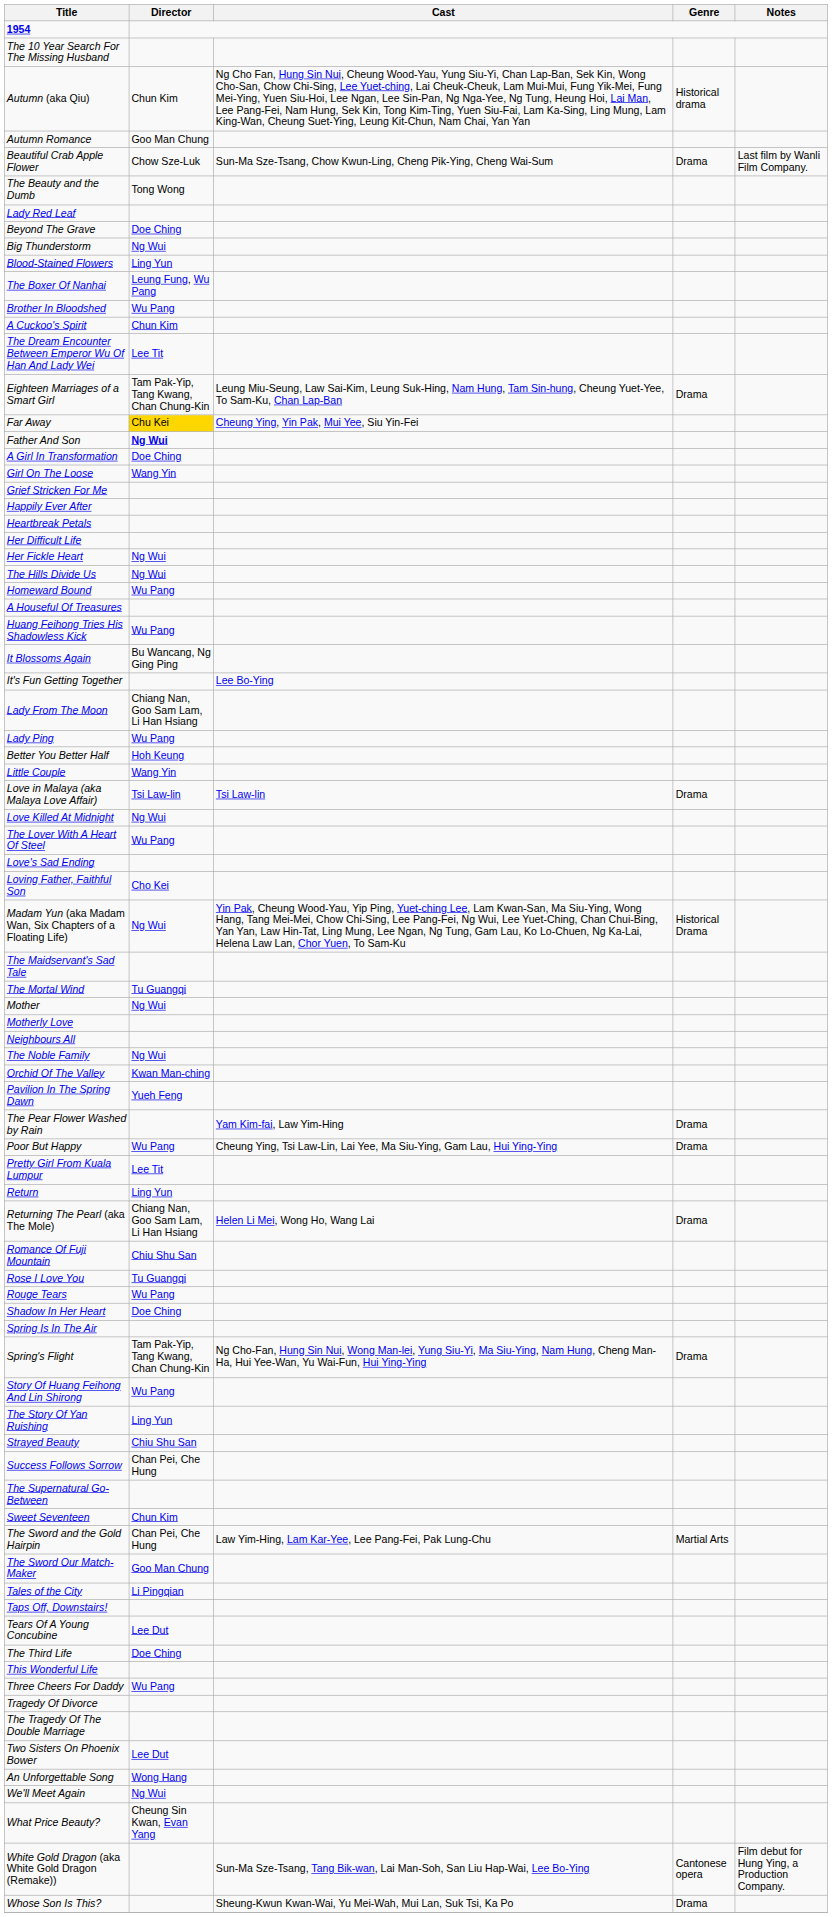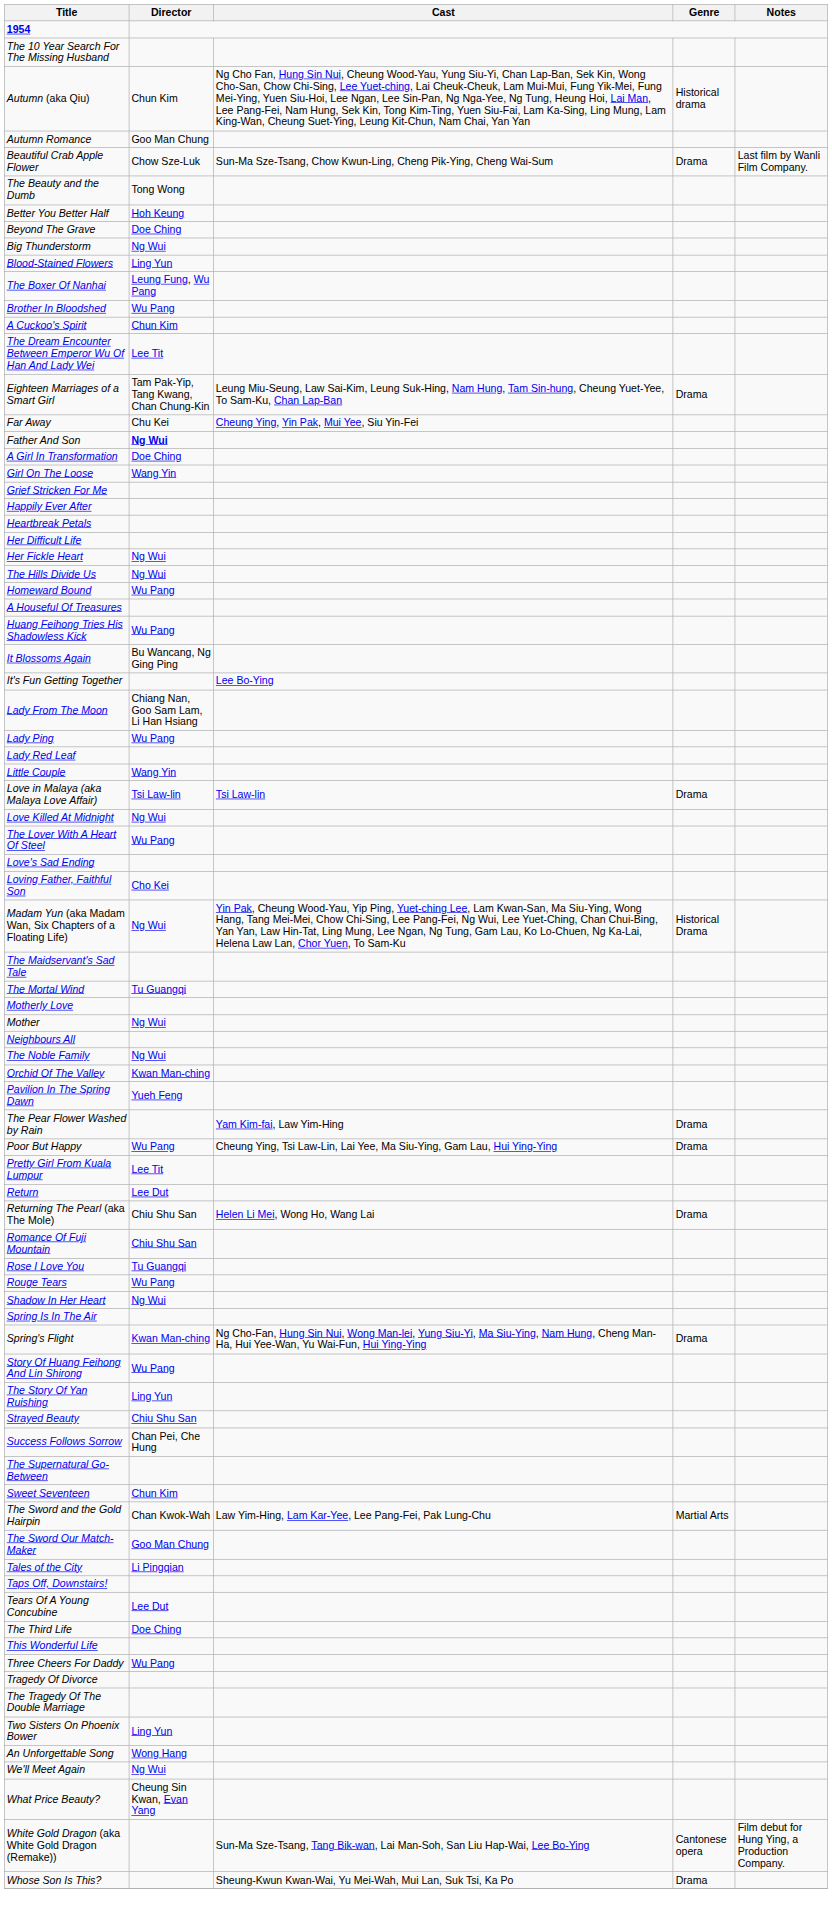rows swapped: (58, 755) <-> (41, 213)
(150, 423) gold background -> (150, 423) no background
rows swapped: (23, 1006) <-> (40, 1023)
(152, 1192) Ling Yun -> (150, 1192) Lee Dut
(167, 1221) Chiang Nan, Goo Sam Lam, Li Han Hsiang -> (164, 1215) Chiu Shu San
(156, 1312) Doe Ching -> (149, 1300) Ng Wui
(170, 1357) Tam Pak-Yip, Tang Kwang, Chan Chung-Kin -> (171, 1339) Kwan Man-ching
(166, 1539) Chan Pei, Che Hung -> (171, 1516) Chan Kwok-Wah
(150, 1754) Lee Dut -> (152, 1731) Ling Yun
